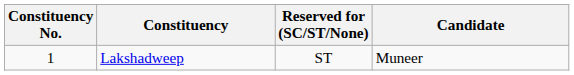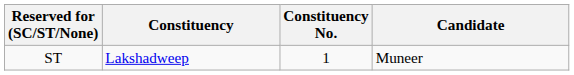columns swapped: (51, 25) <-> (323, 25)
